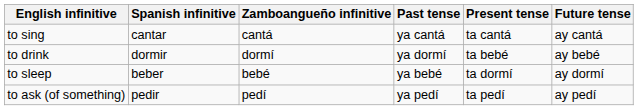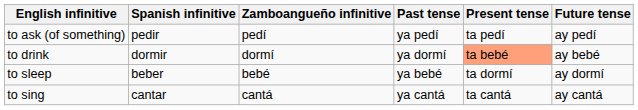rows swapped: (26, 34) <-> (66, 94)
(487, 54) no background -> (487, 54) lightsalmon background
